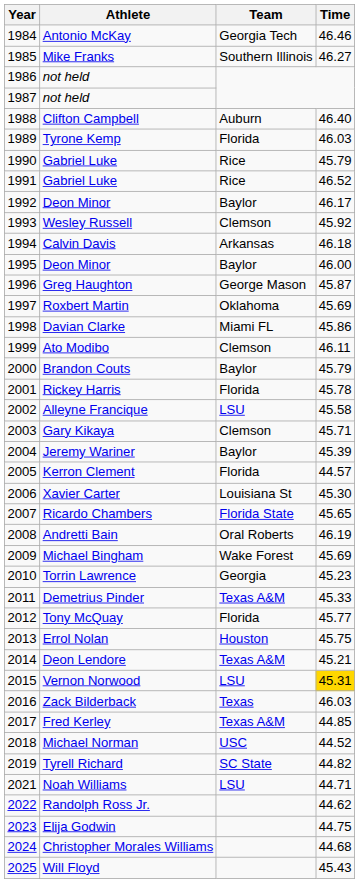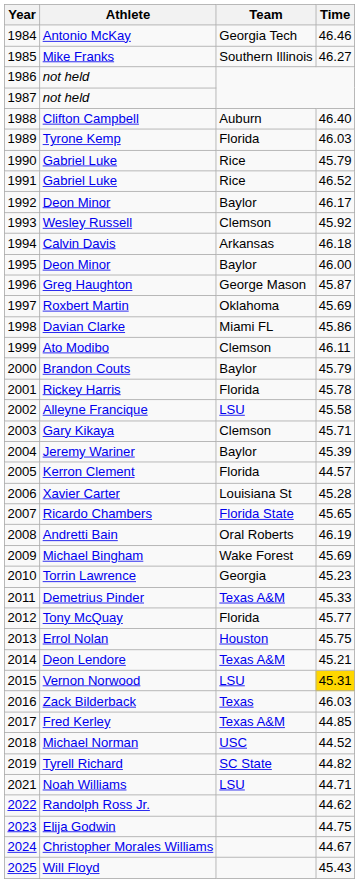(335, 493) 45.30 -> (335, 493) 45.28
(335, 847) 44.68 -> (335, 847) 44.67
